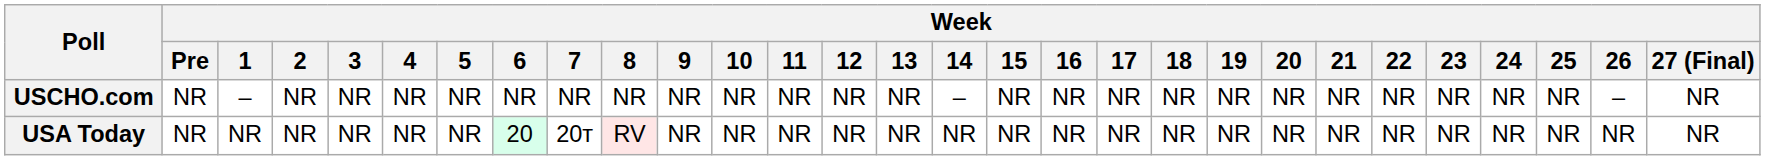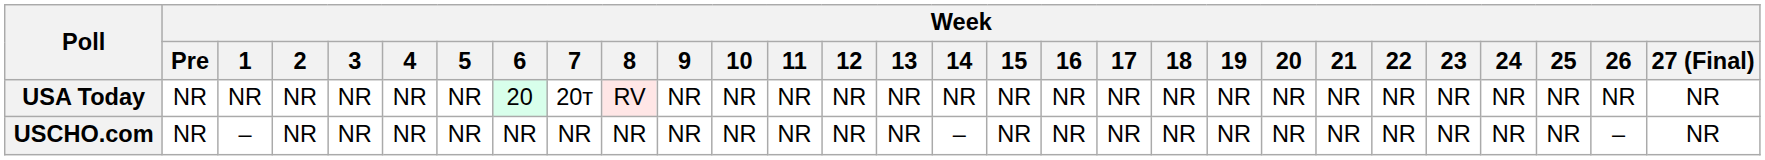rows swapped: (84, 97) <-> (84, 135)
